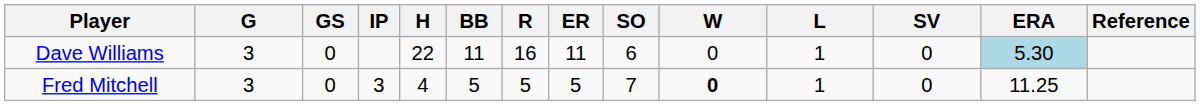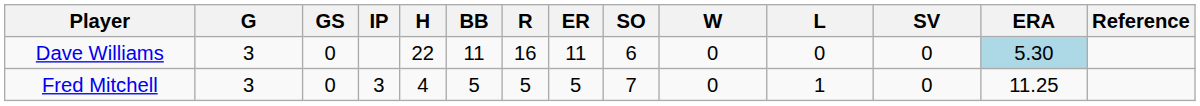(820, 53) 1 -> (820, 53) 0
(713, 85) bold -> (713, 85) normal
